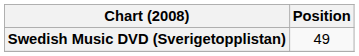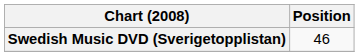(322, 39) 49 -> (322, 39) 46
